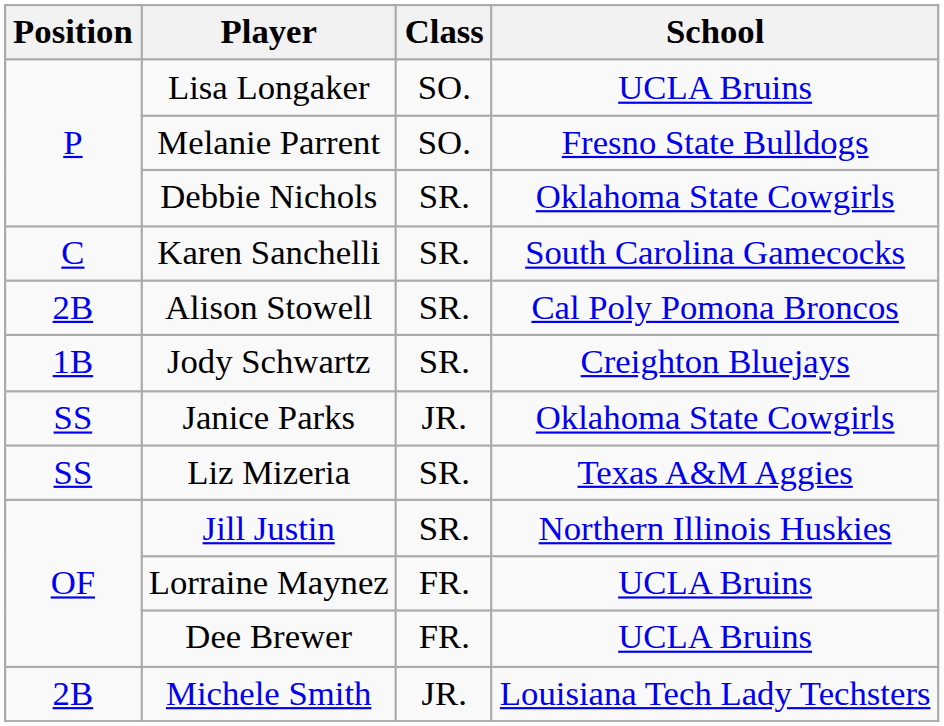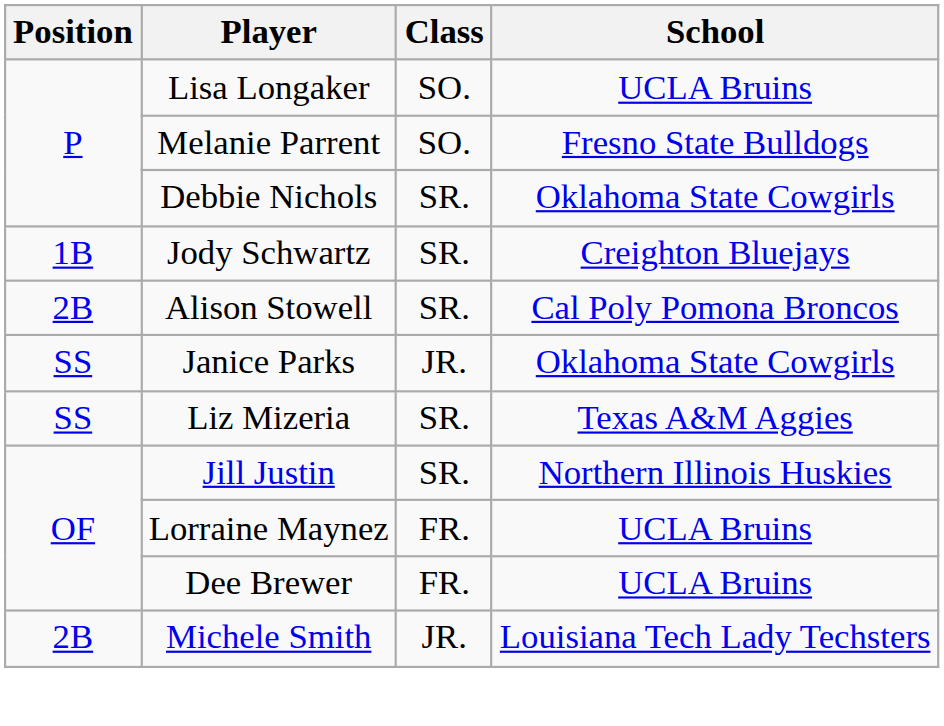- row: (269, 252)
rows swapped: (269, 362) <-> (269, 307)
